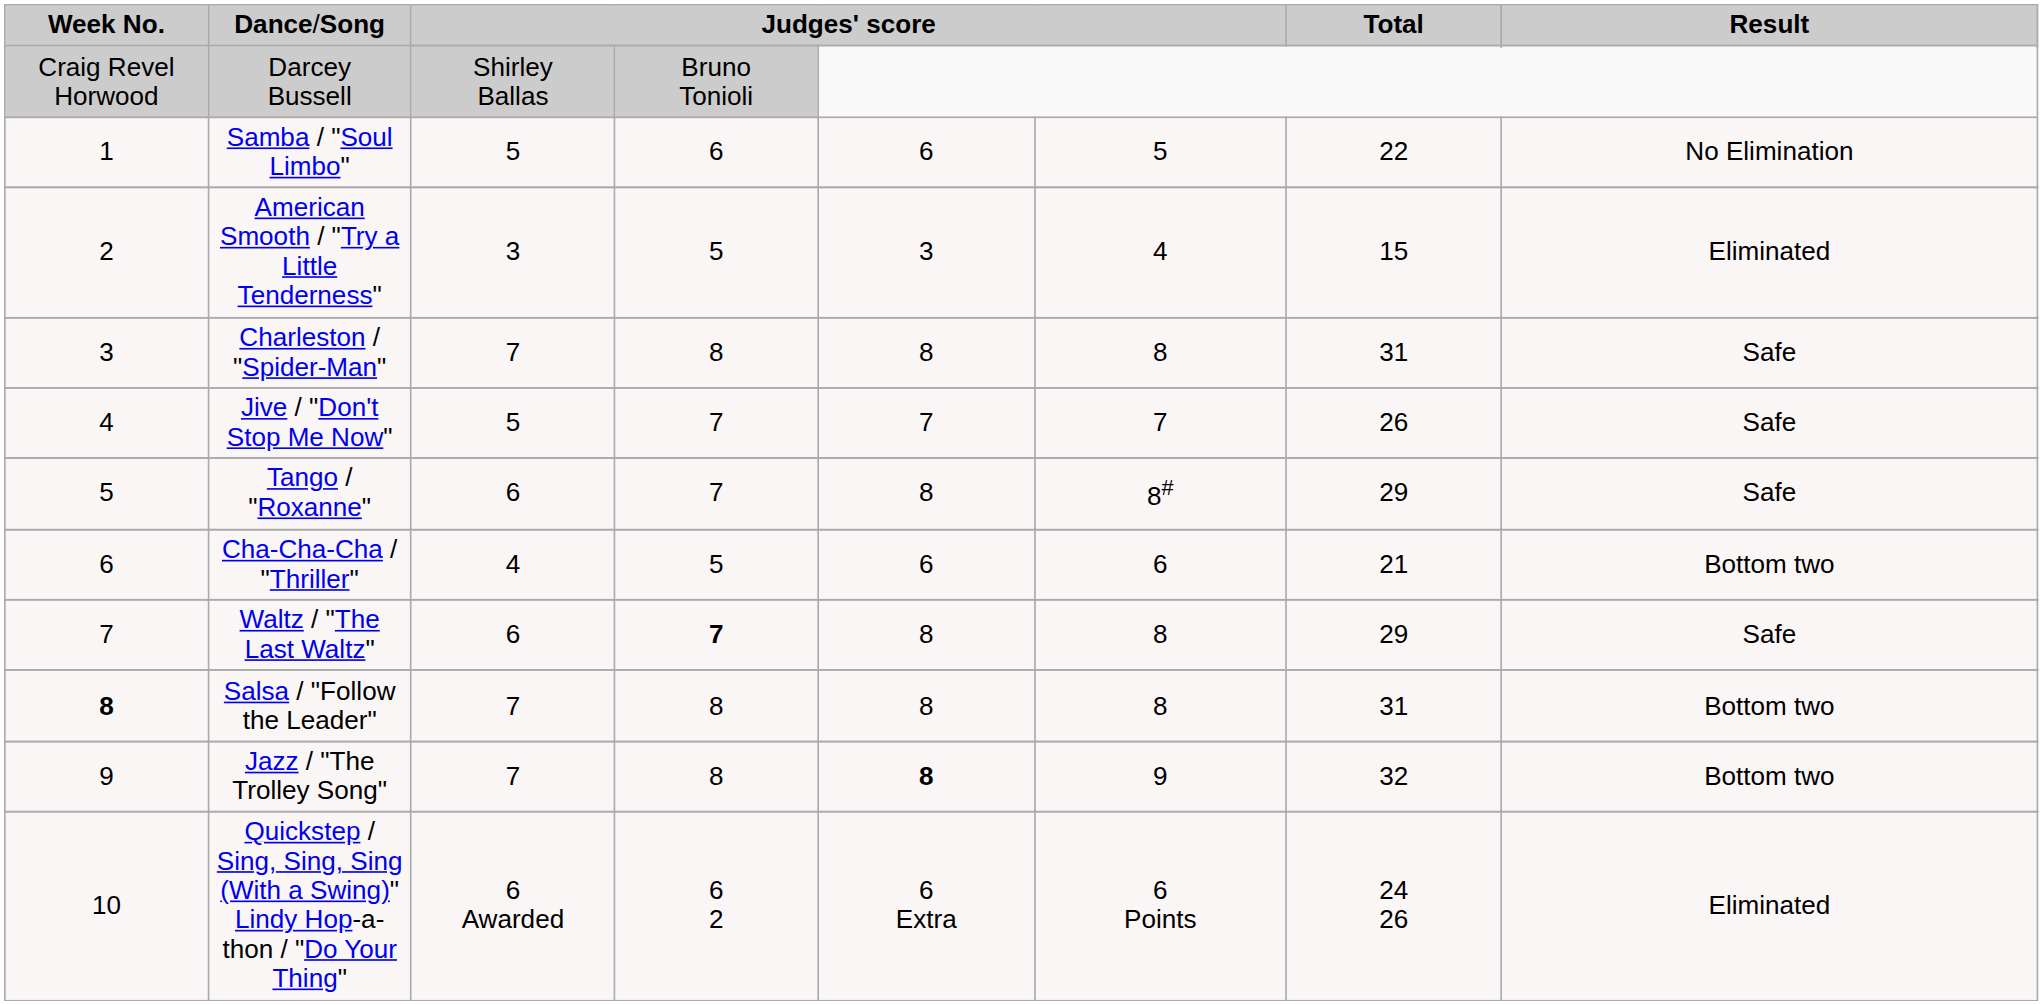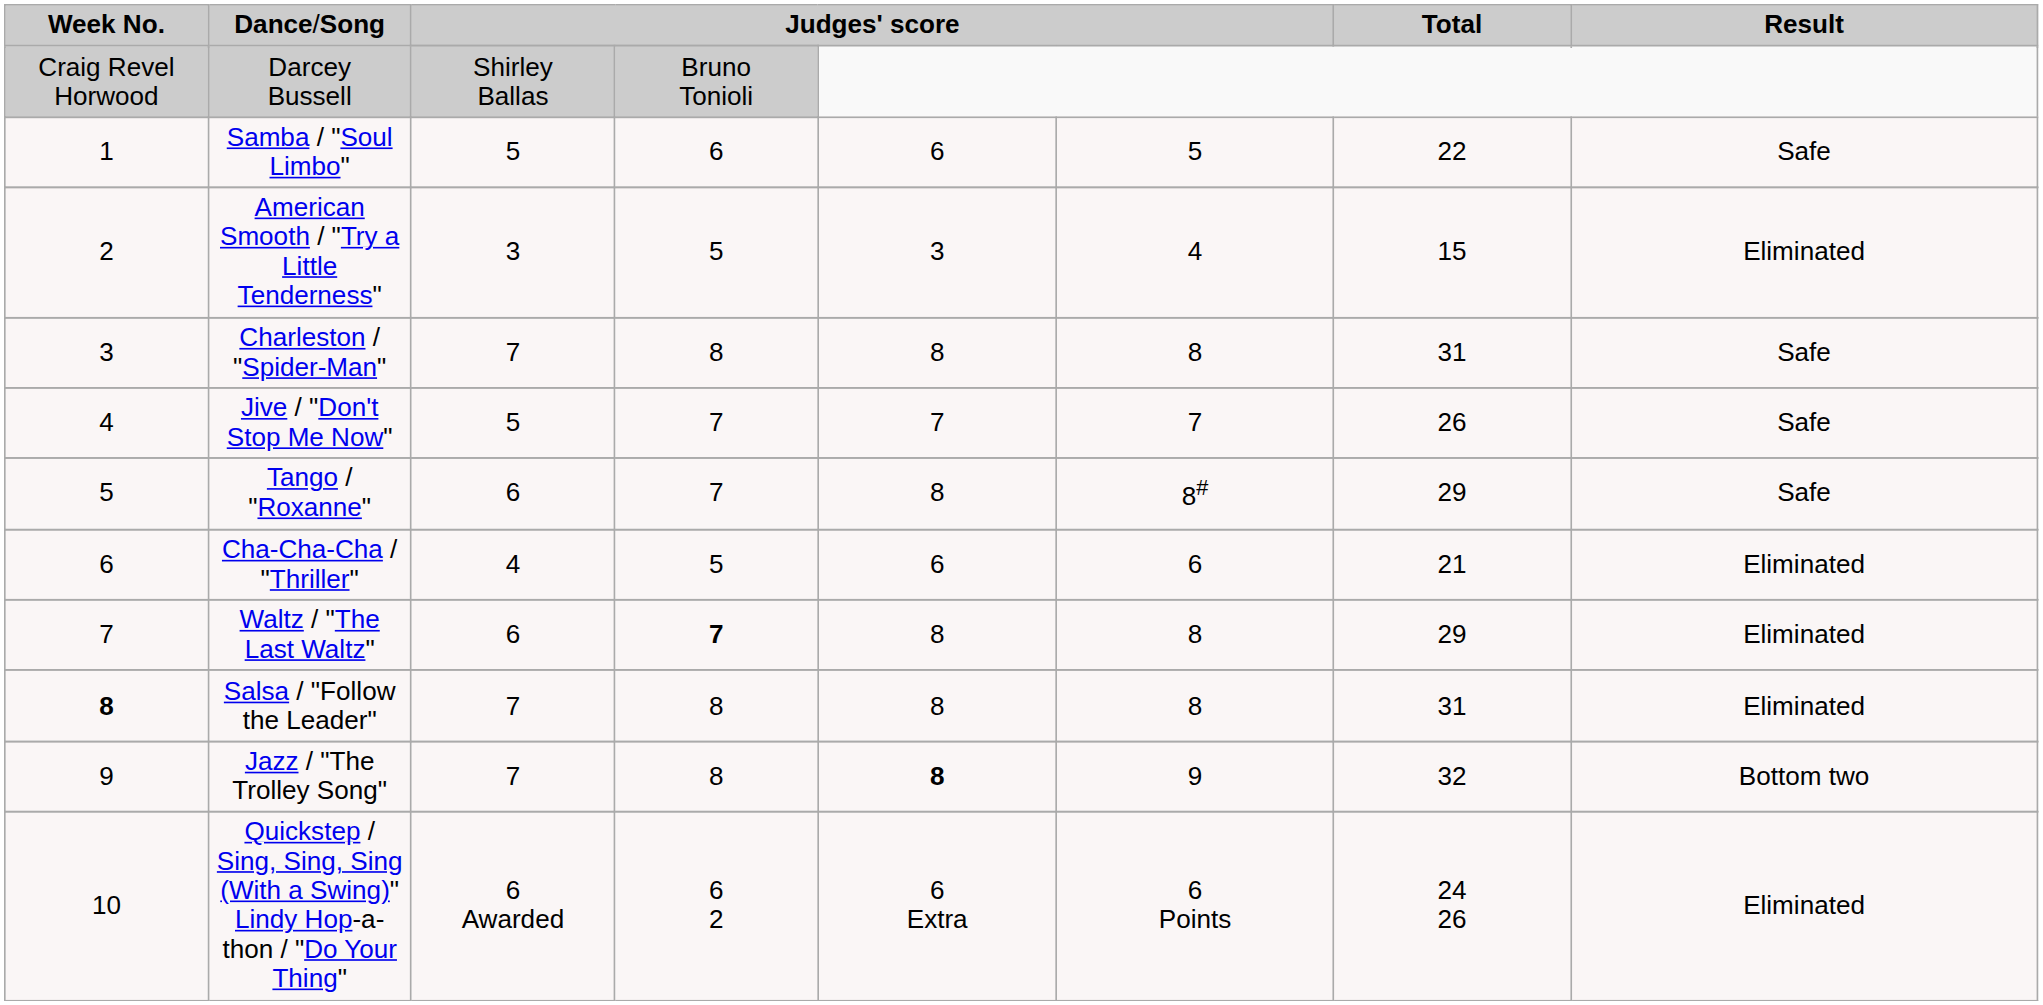(1769, 151) No Elimination -> (1804, 151) Safe
(1769, 564) Bottom two -> (1804, 564) Eliminated
(1769, 634) Safe -> (1804, 634) Eliminated
(1769, 705) Bottom two -> (1804, 705) Eliminated
